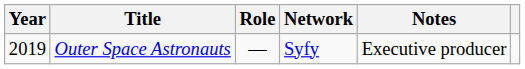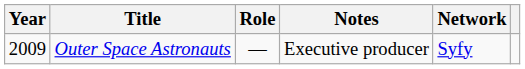columns swapped: (319, 19) <-> (434, 19)
(27, 48) 2019 -> (27, 48) 2009
